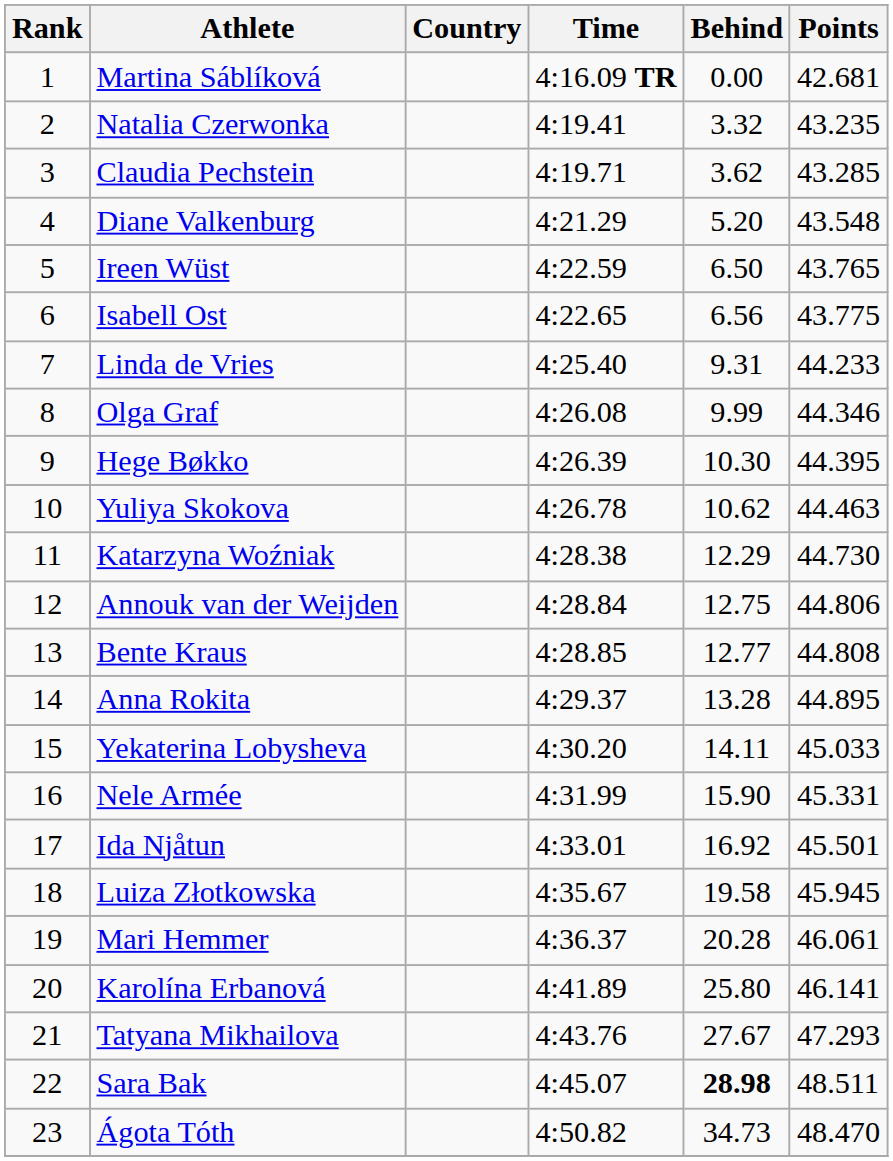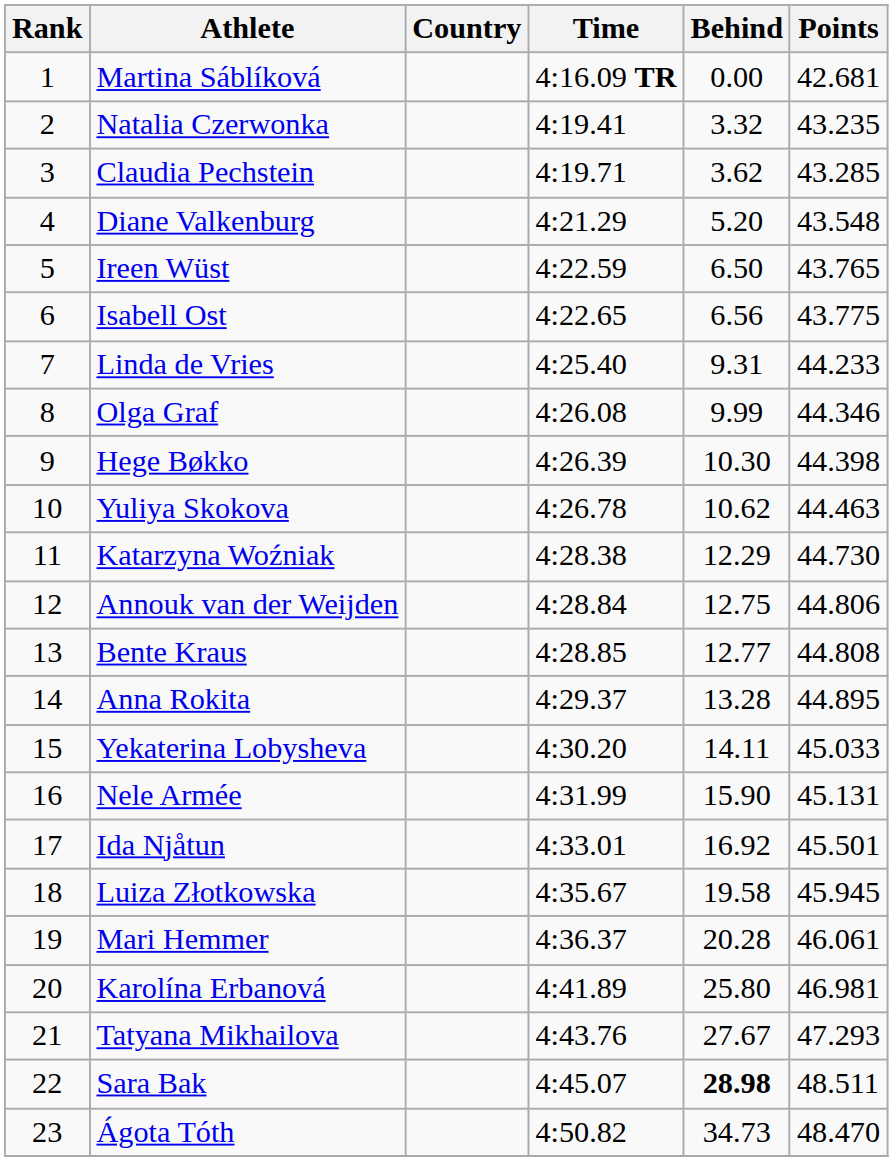(838, 460) 44.395 -> (838, 460) 44.398
(838, 795) 45.331 -> (838, 795) 45.131
(838, 987) 46.141 -> (838, 987) 46.981
